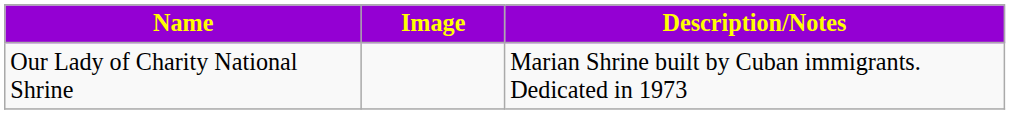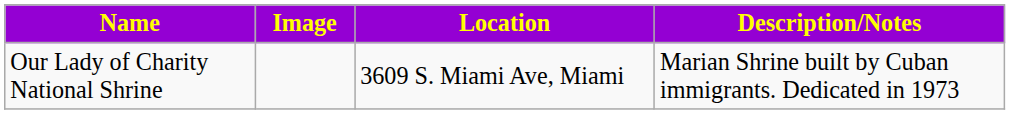+ column: (505, 23)
